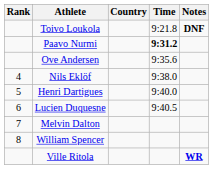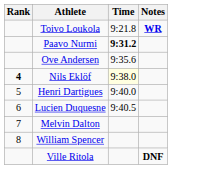- column: (128, 12)
(194, 28) DNF -> (153, 28) WR
(18, 76) normal -> (18, 76) bold
(164, 76) no background -> (123, 76) lightyellow background
(194, 156) WR -> (153, 156) DNF
